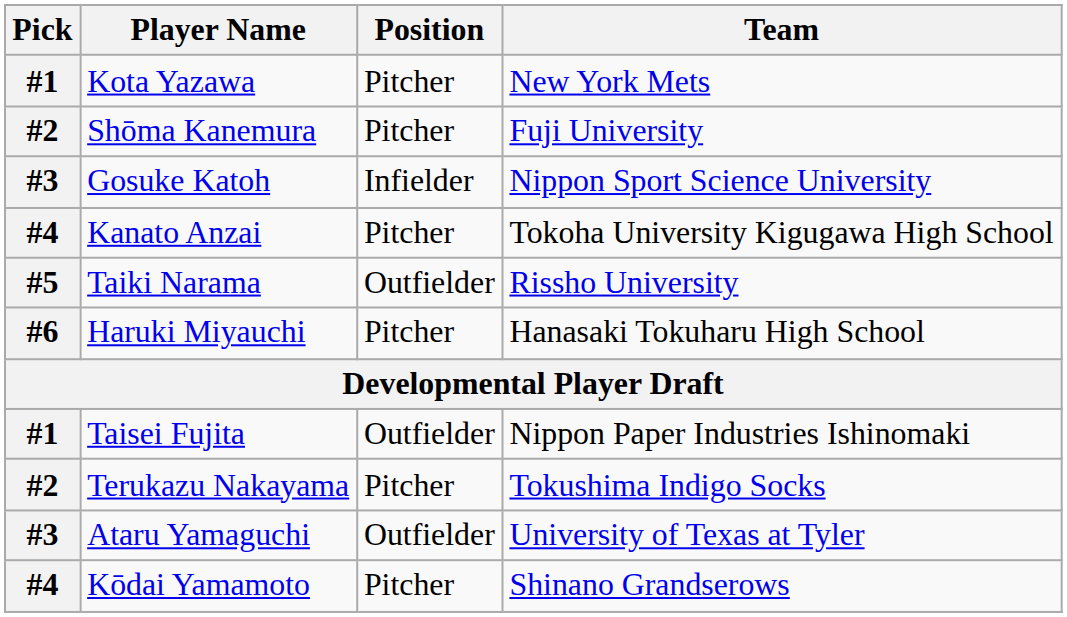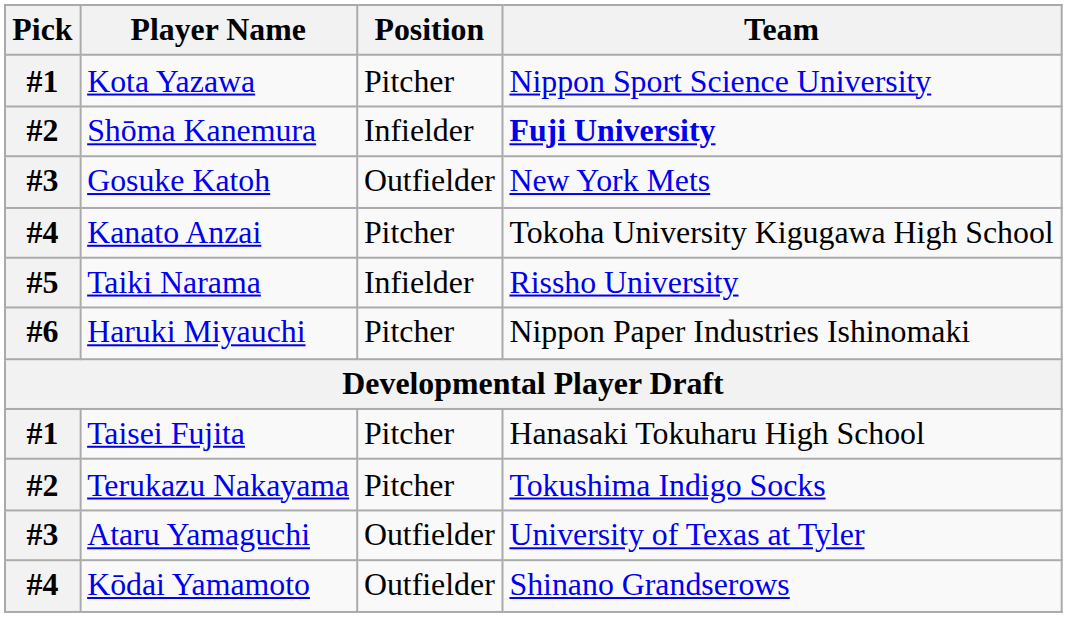(610, 80) New York Mets -> (720, 80) Nippon Sport Science University
(409, 130) Pitcher -> (419, 130) Infielder
(606, 130) normal -> (612, 130) bold
(419, 181) Infielder -> (429, 181) Outfielder
(720, 181) Nippon Sport Science University -> (610, 181) New York Mets
(429, 282) Outfielder -> (419, 282) Infielder
(717, 332) Hanasaki Tokuharu High School -> (740, 332) Nippon Paper Industries Ishinomaki
(429, 433) Outfielder -> (409, 433) Pitcher
(740, 433) Nippon Paper Industries Ishinomaki -> (717, 433) Hanasaki Tokuharu High School
(409, 585) Pitcher -> (429, 585) Outfielder
